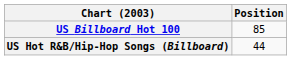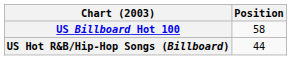(259, 30) 85 -> (259, 30) 58
